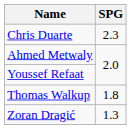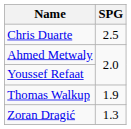(111, 34) 2.3 -> (111, 34) 2.5
(111, 94) 1.8 -> (111, 94) 1.9
